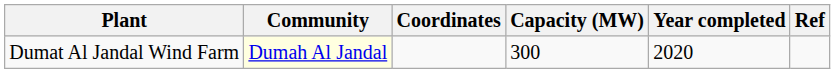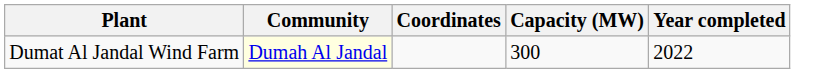- column: (810, 20)
(673, 52) 2020 -> (673, 52) 2022
